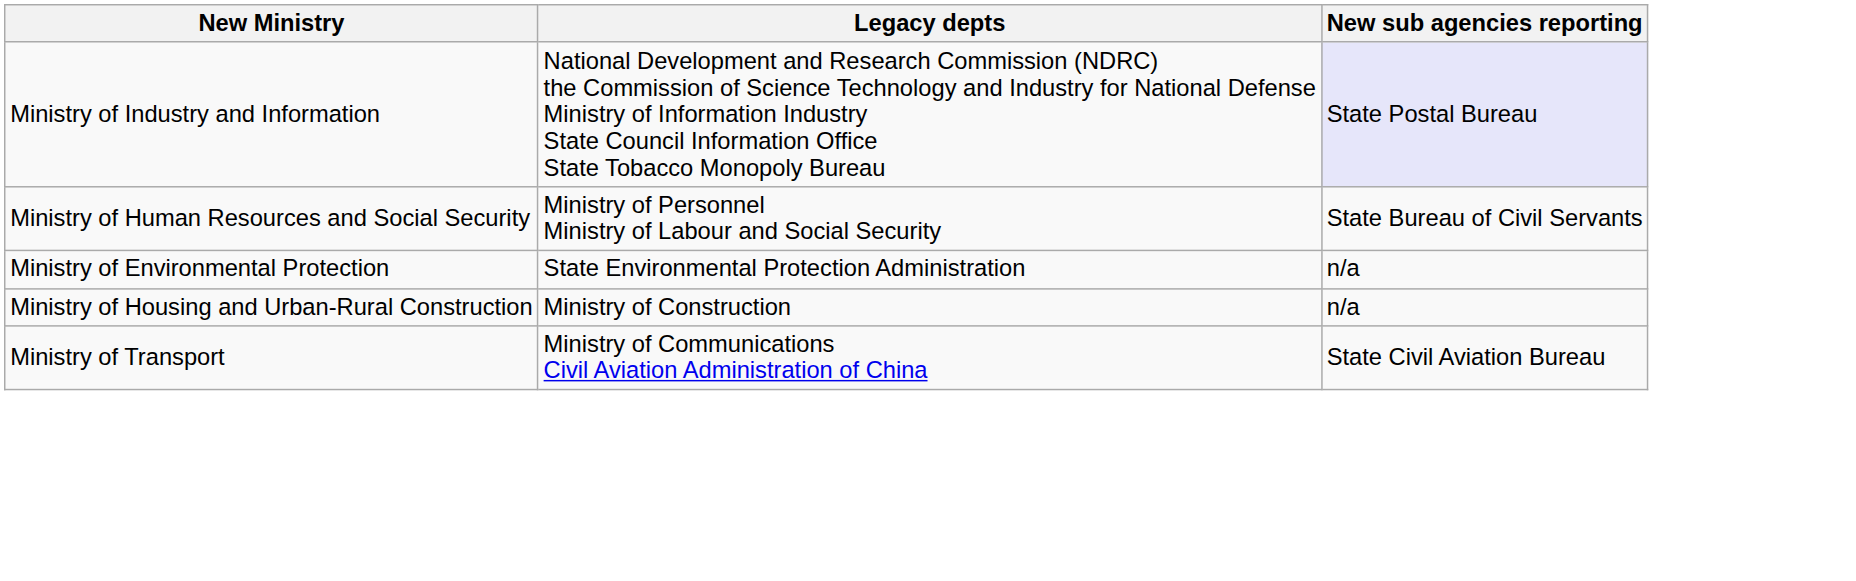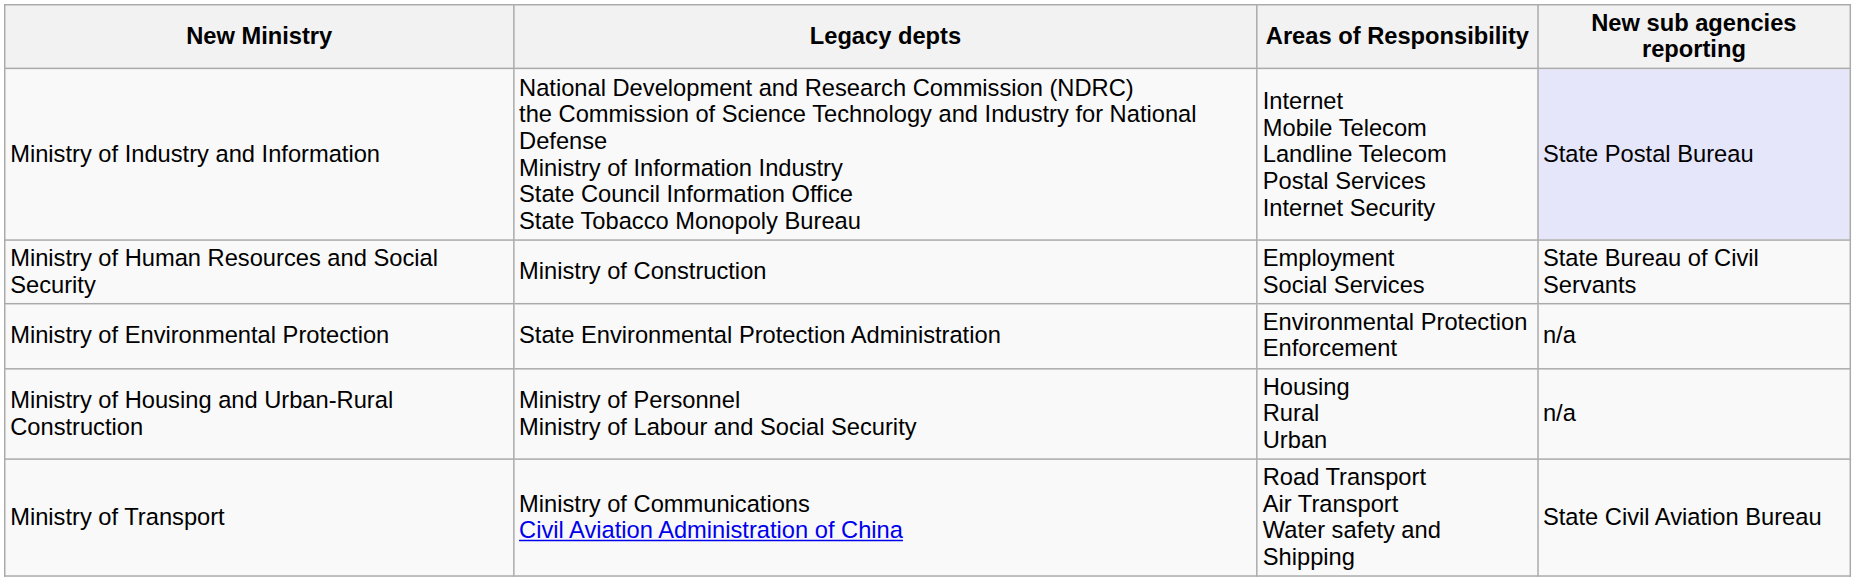+ column: (1397, 36)
(742, 218) Ministry of Personnel Ministry of Labour and Social Security -> (643, 271) Ministry of Construction
(667, 306) Ministry of Construction -> (718, 413) Ministry of Personnel Ministry of Labour and Social Security
